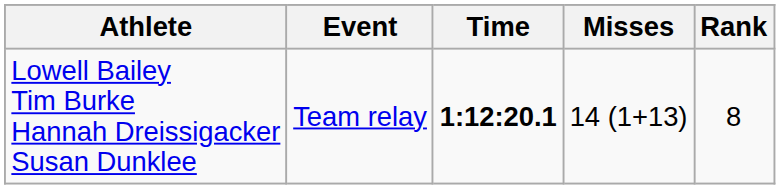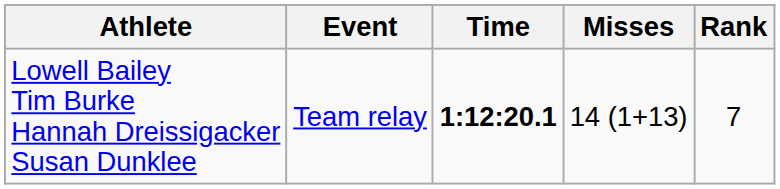(734, 116) 8 -> (734, 116) 7
